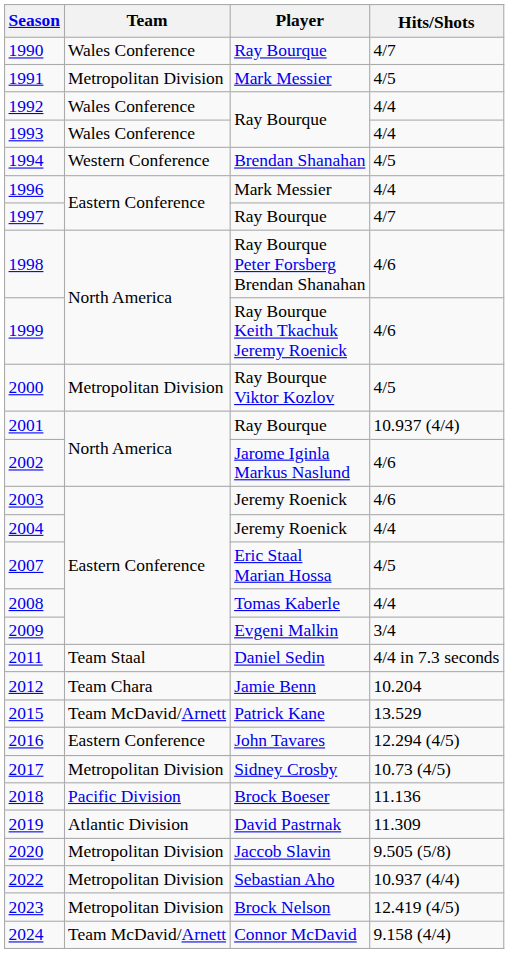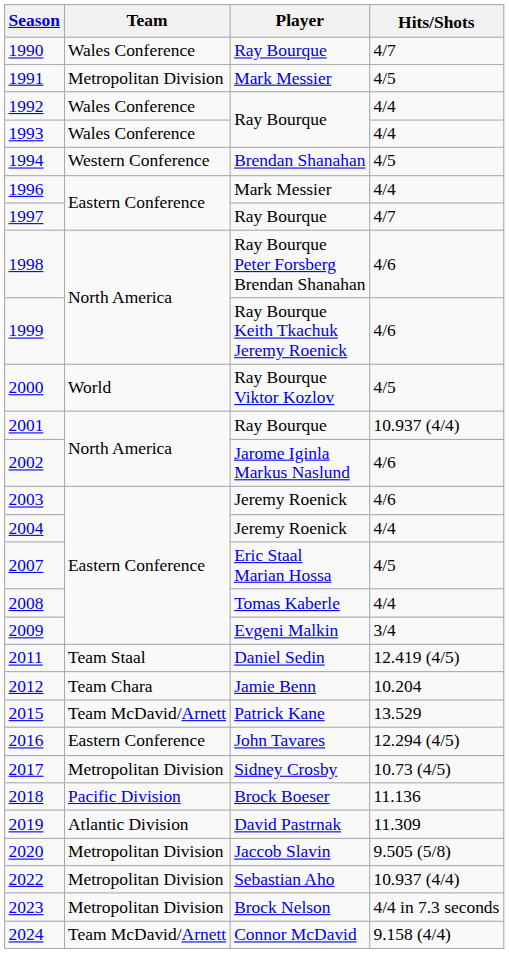(146, 387) Metropolitan Division -> (90, 387) World
(436, 658) 4/4 in 7.3 seconds -> (417, 658) 12.419 (4/5)
(417, 907) 12.419 (4/5) -> (436, 907) 4/4 in 7.3 seconds
